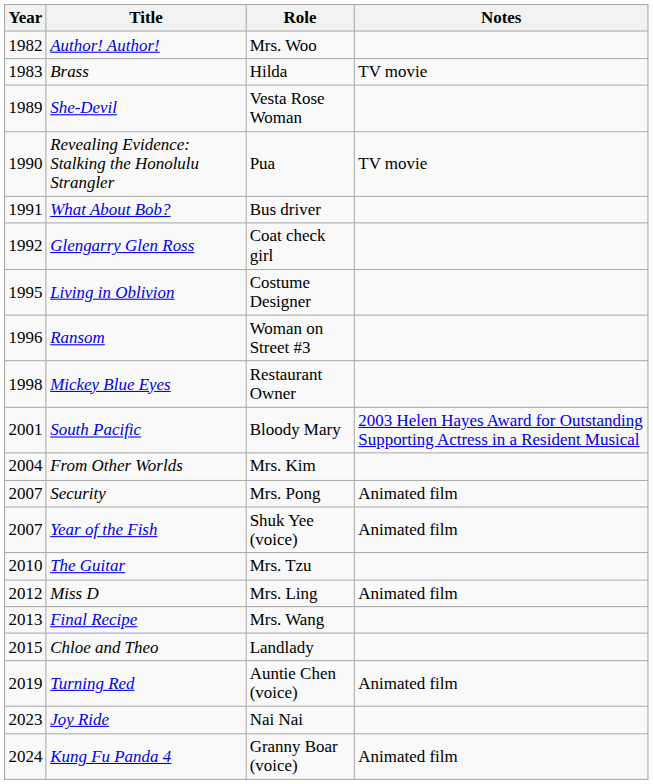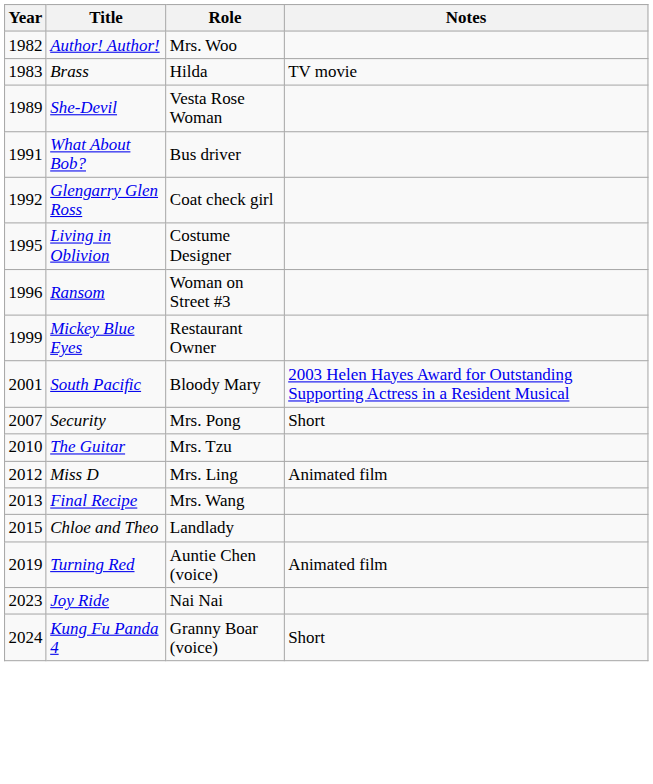- row: (125, 163)
(25, 384) 1998 -> (25, 338) 1999
- row: (116, 466)
(408, 493) Animated film -> (307, 420) Short
- row: (104, 529)
(408, 756) Animated film -> (307, 637) Short
